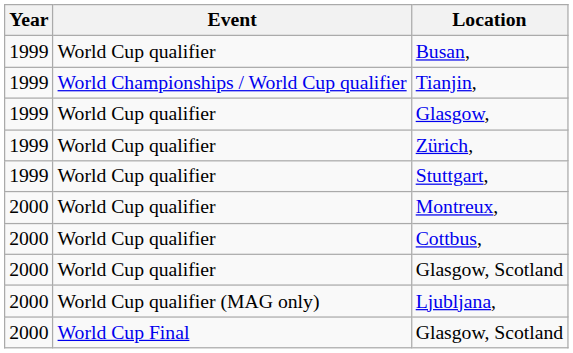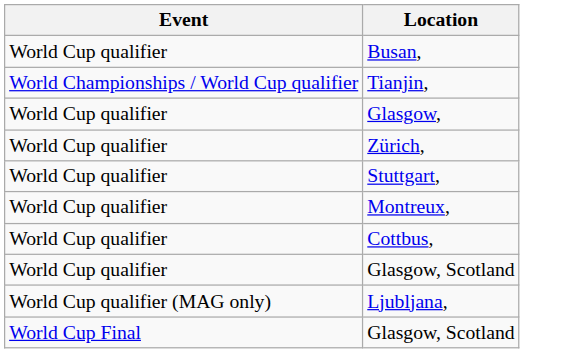- column: (29, 20)
